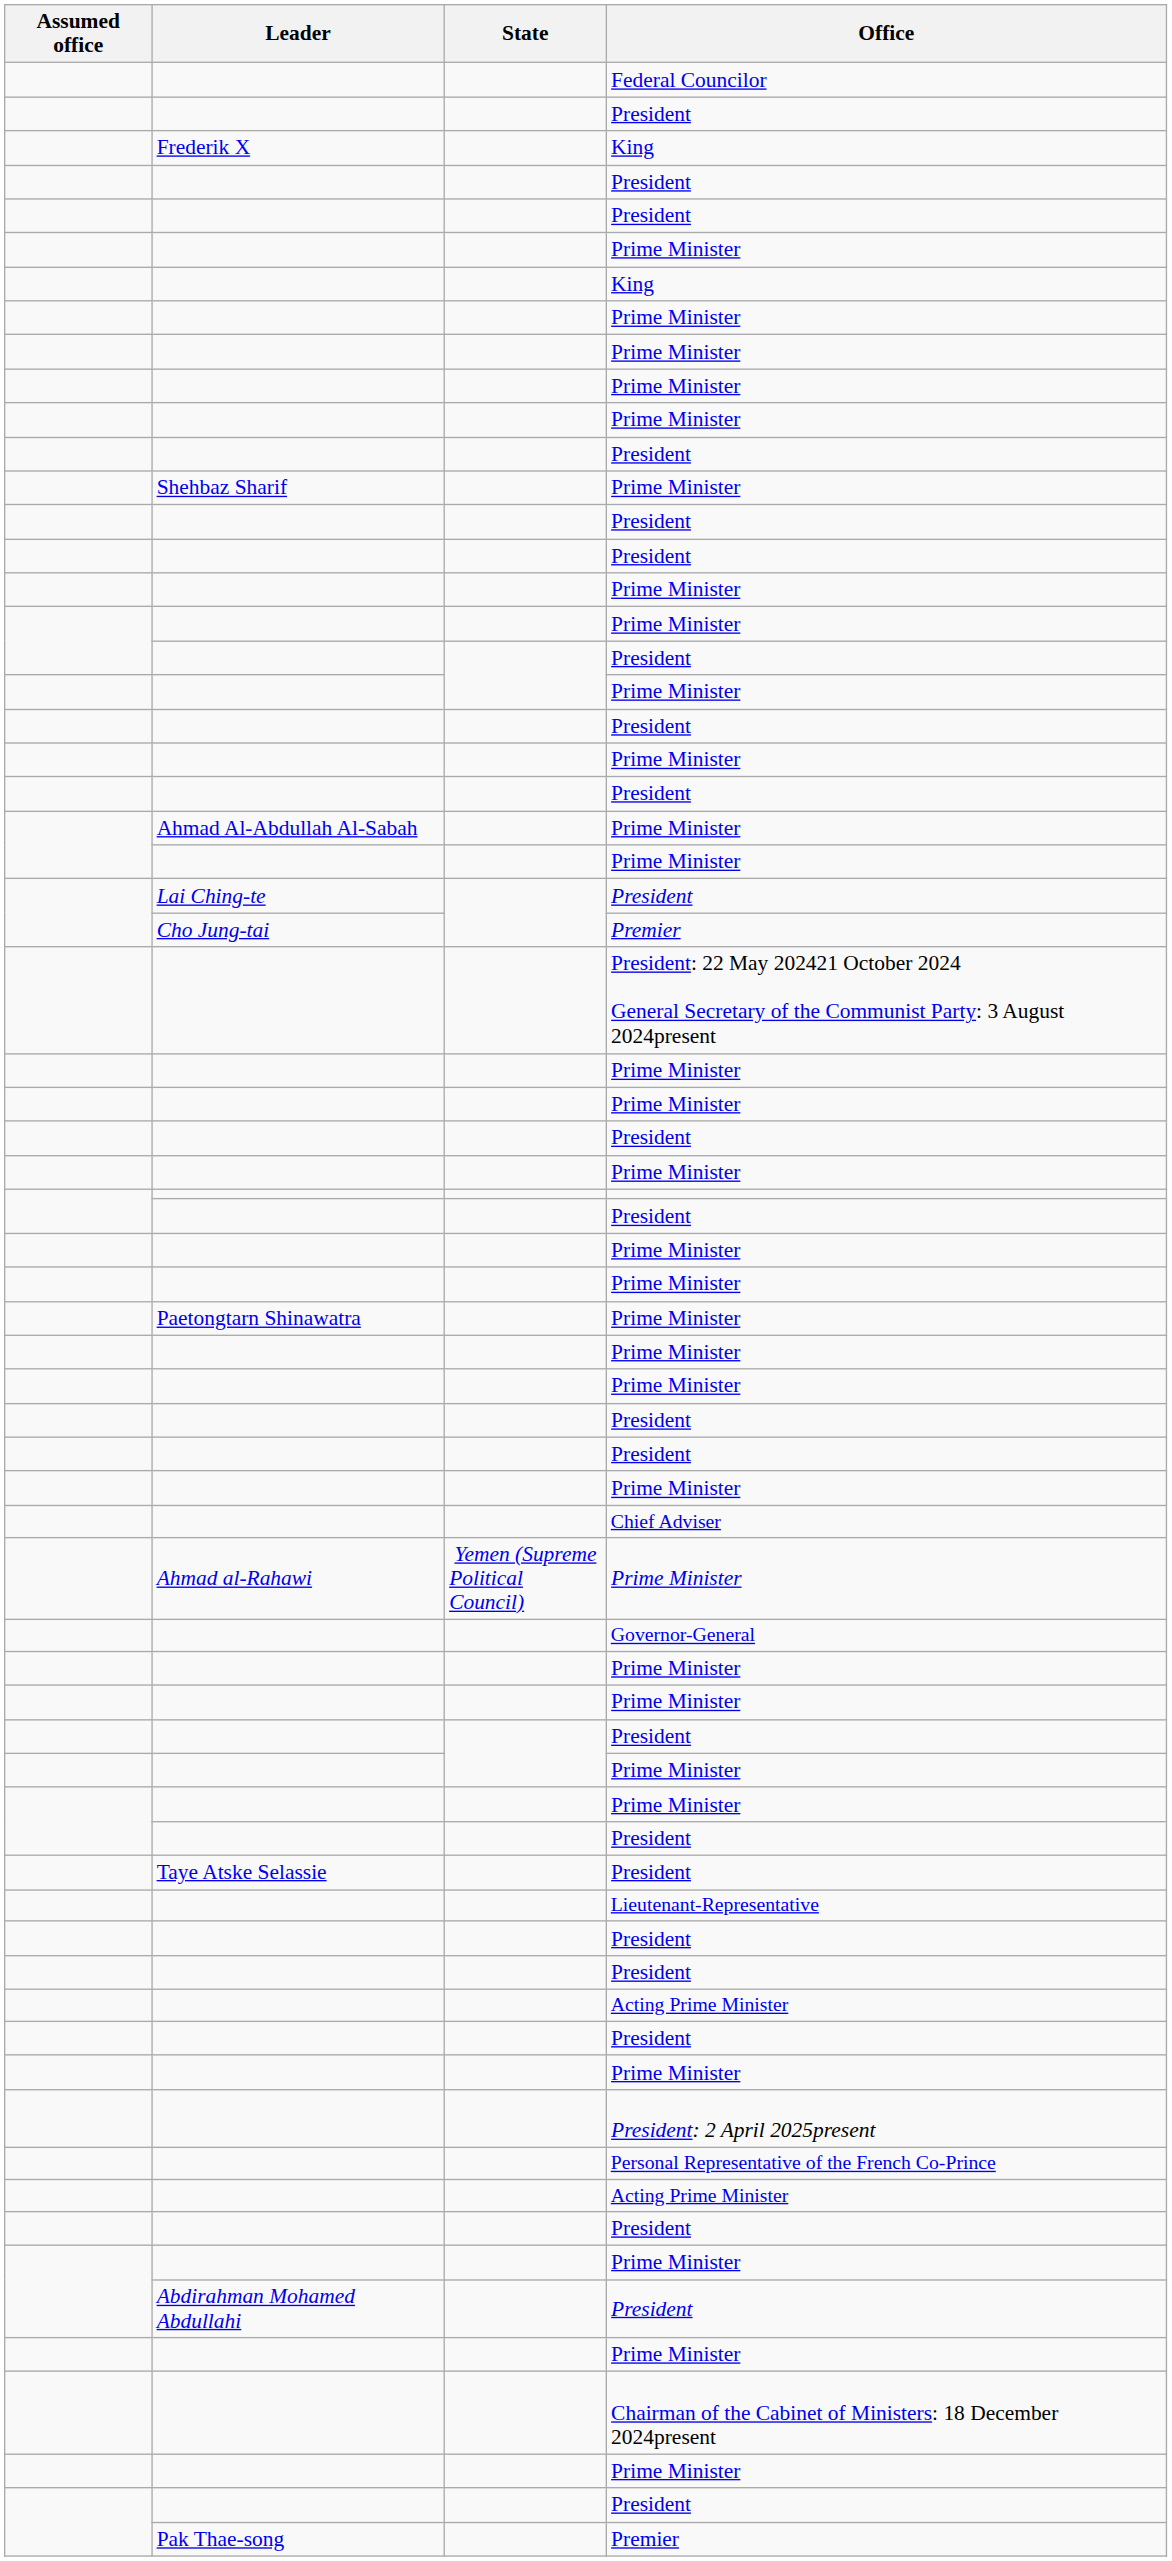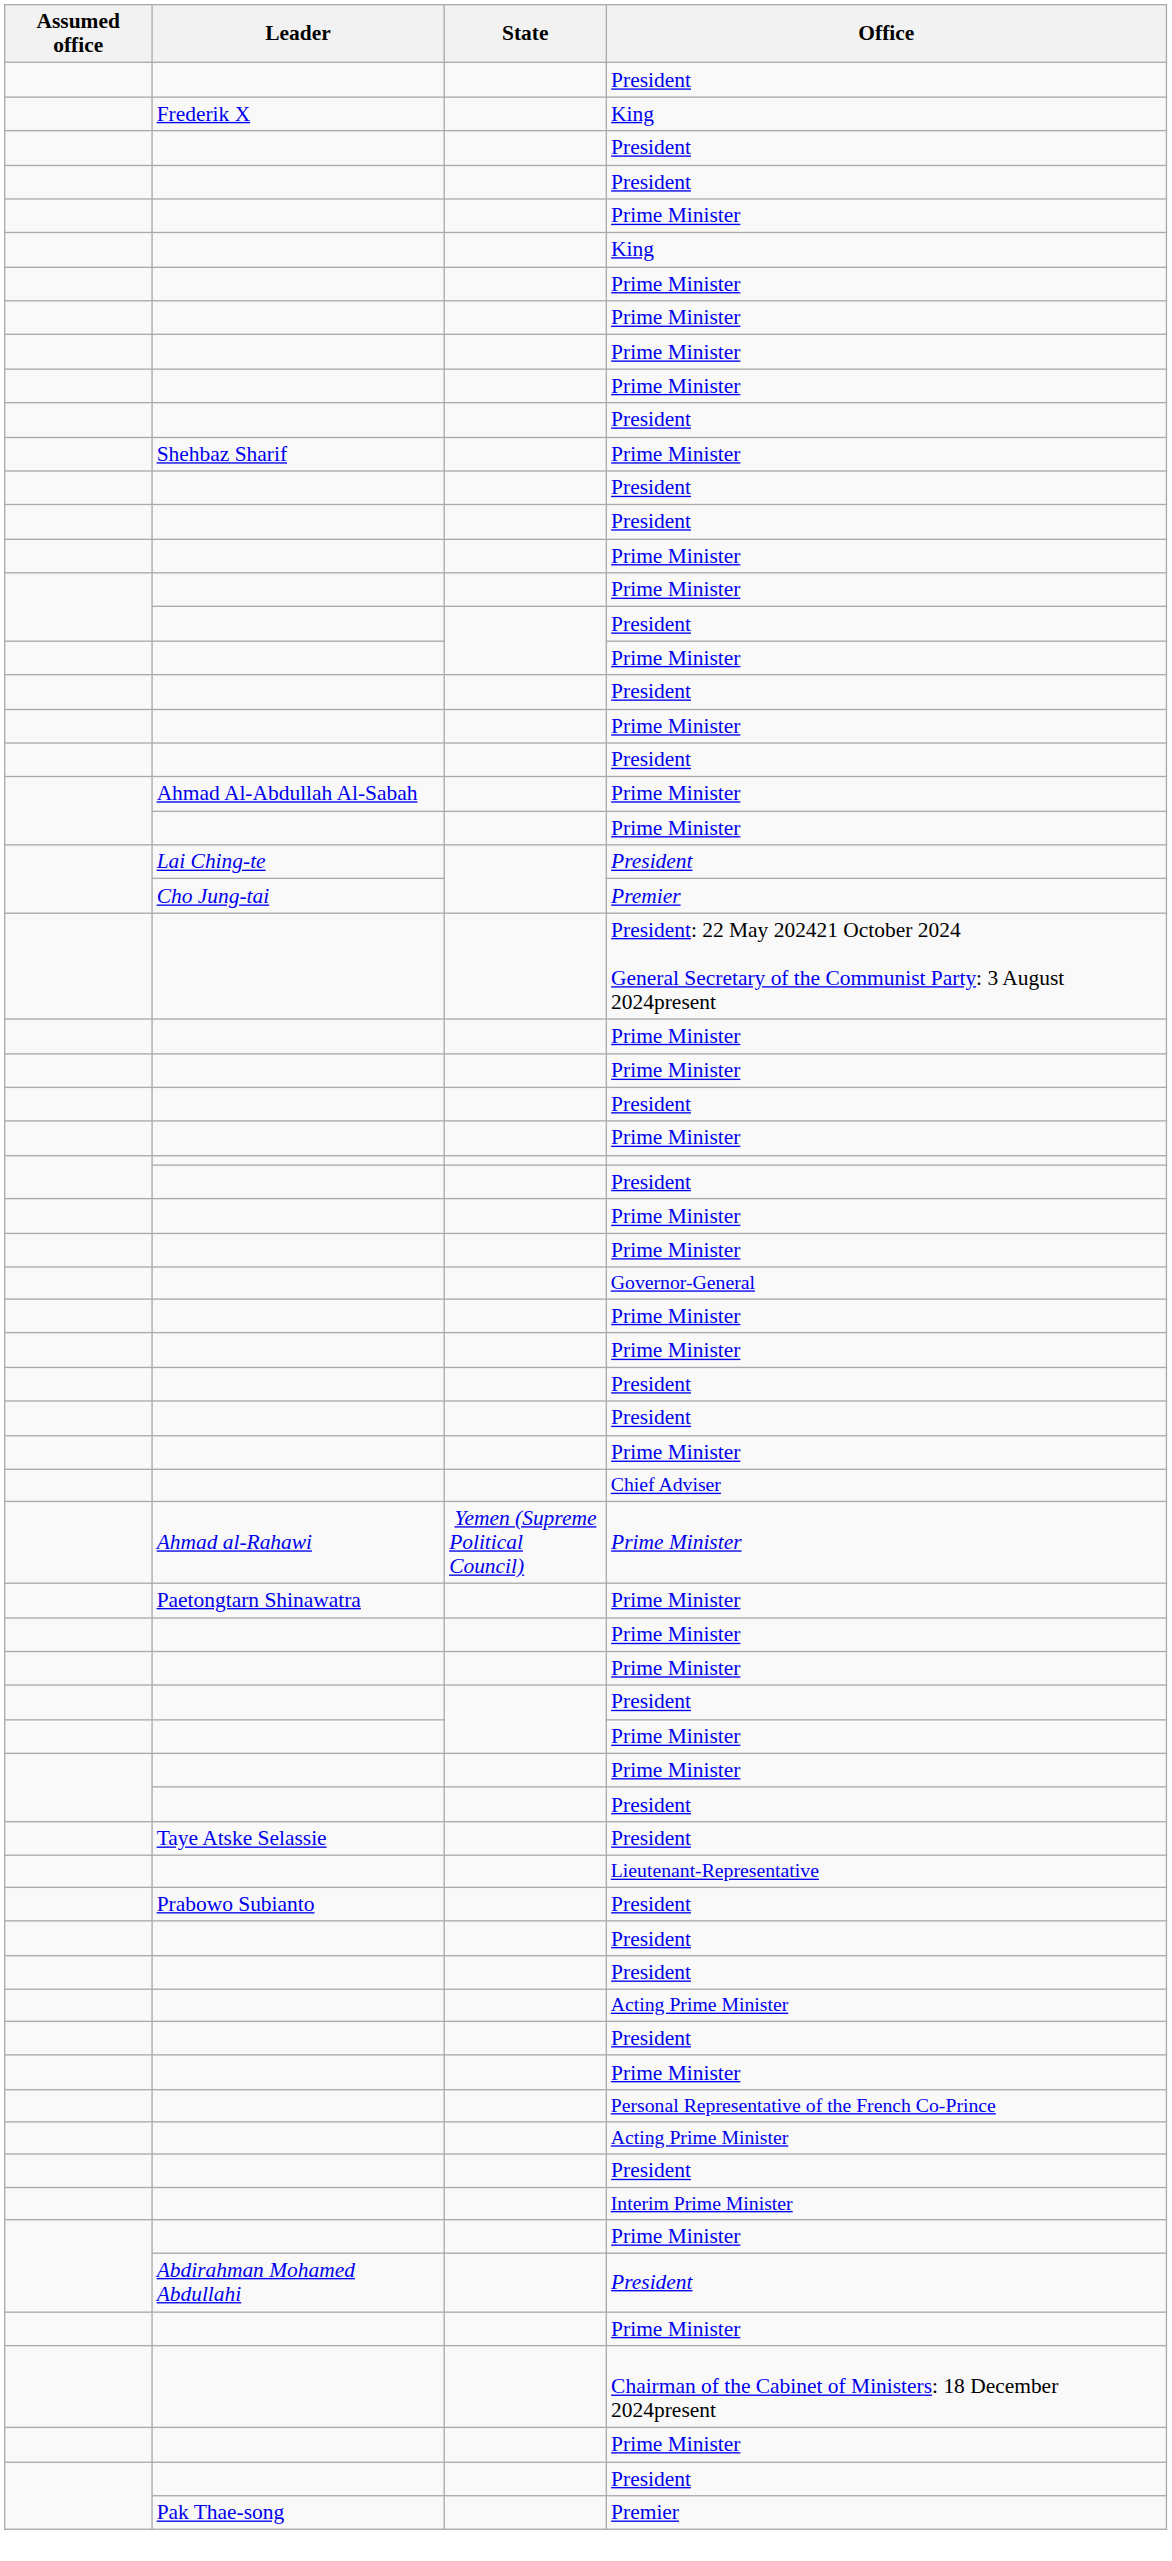- row: (298, 80)
rows swapped: (298, 1635) <-> (259, 1317)
+ row: (236, 1904)
- row: (298, 2118)
+ row: (298, 2203)
